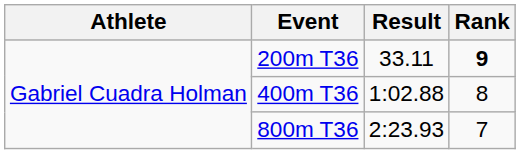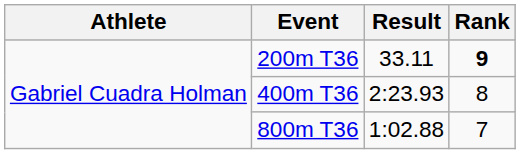(406, 93) 1:02.88 -> (406, 93) 2:23.93
(406, 129) 2:23.93 -> (406, 129) 1:02.88
